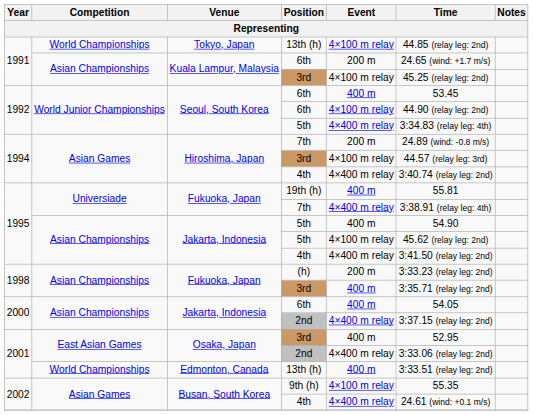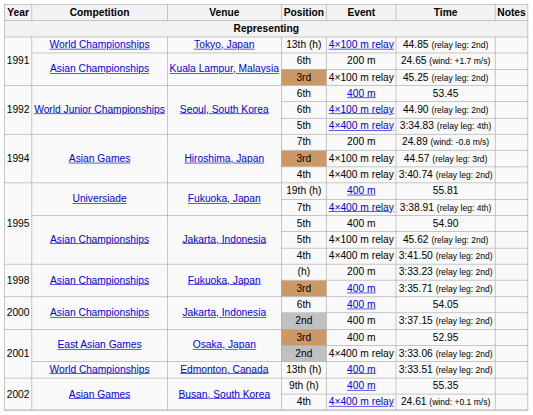(361, 321) 4×400 m relay -> (361, 321) 400 m
(361, 386) 4×100 m relay -> (361, 386) 400 m
